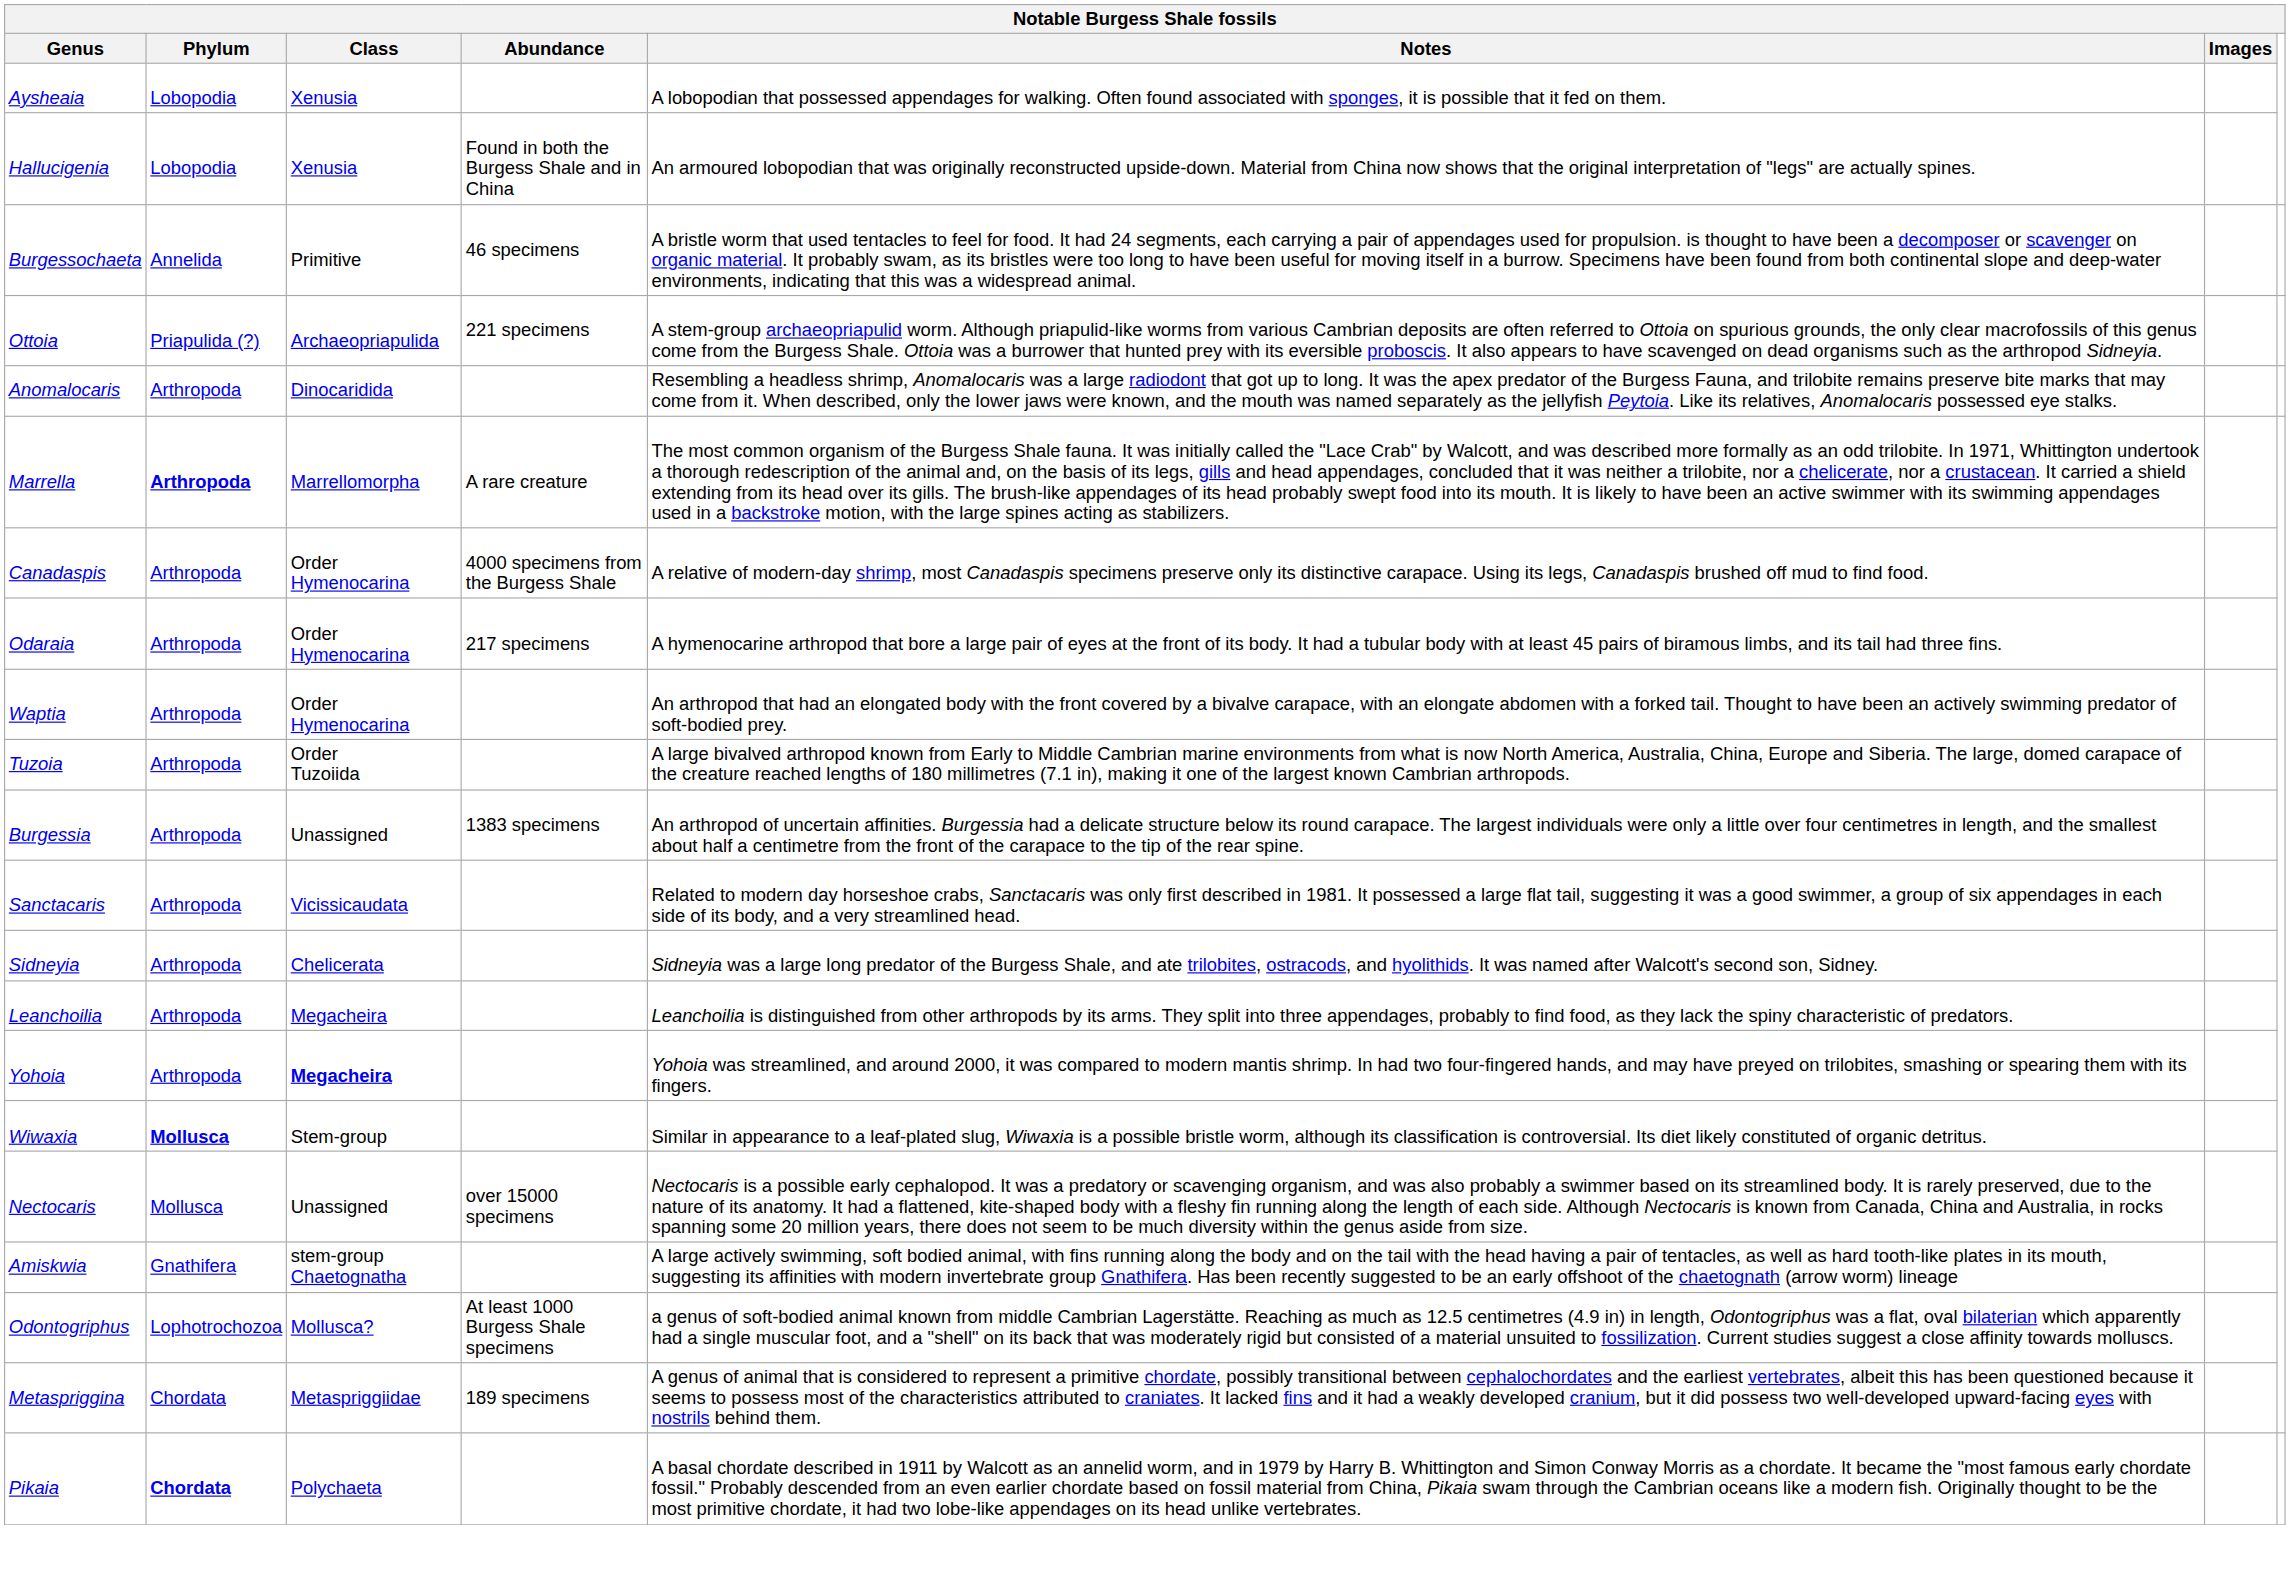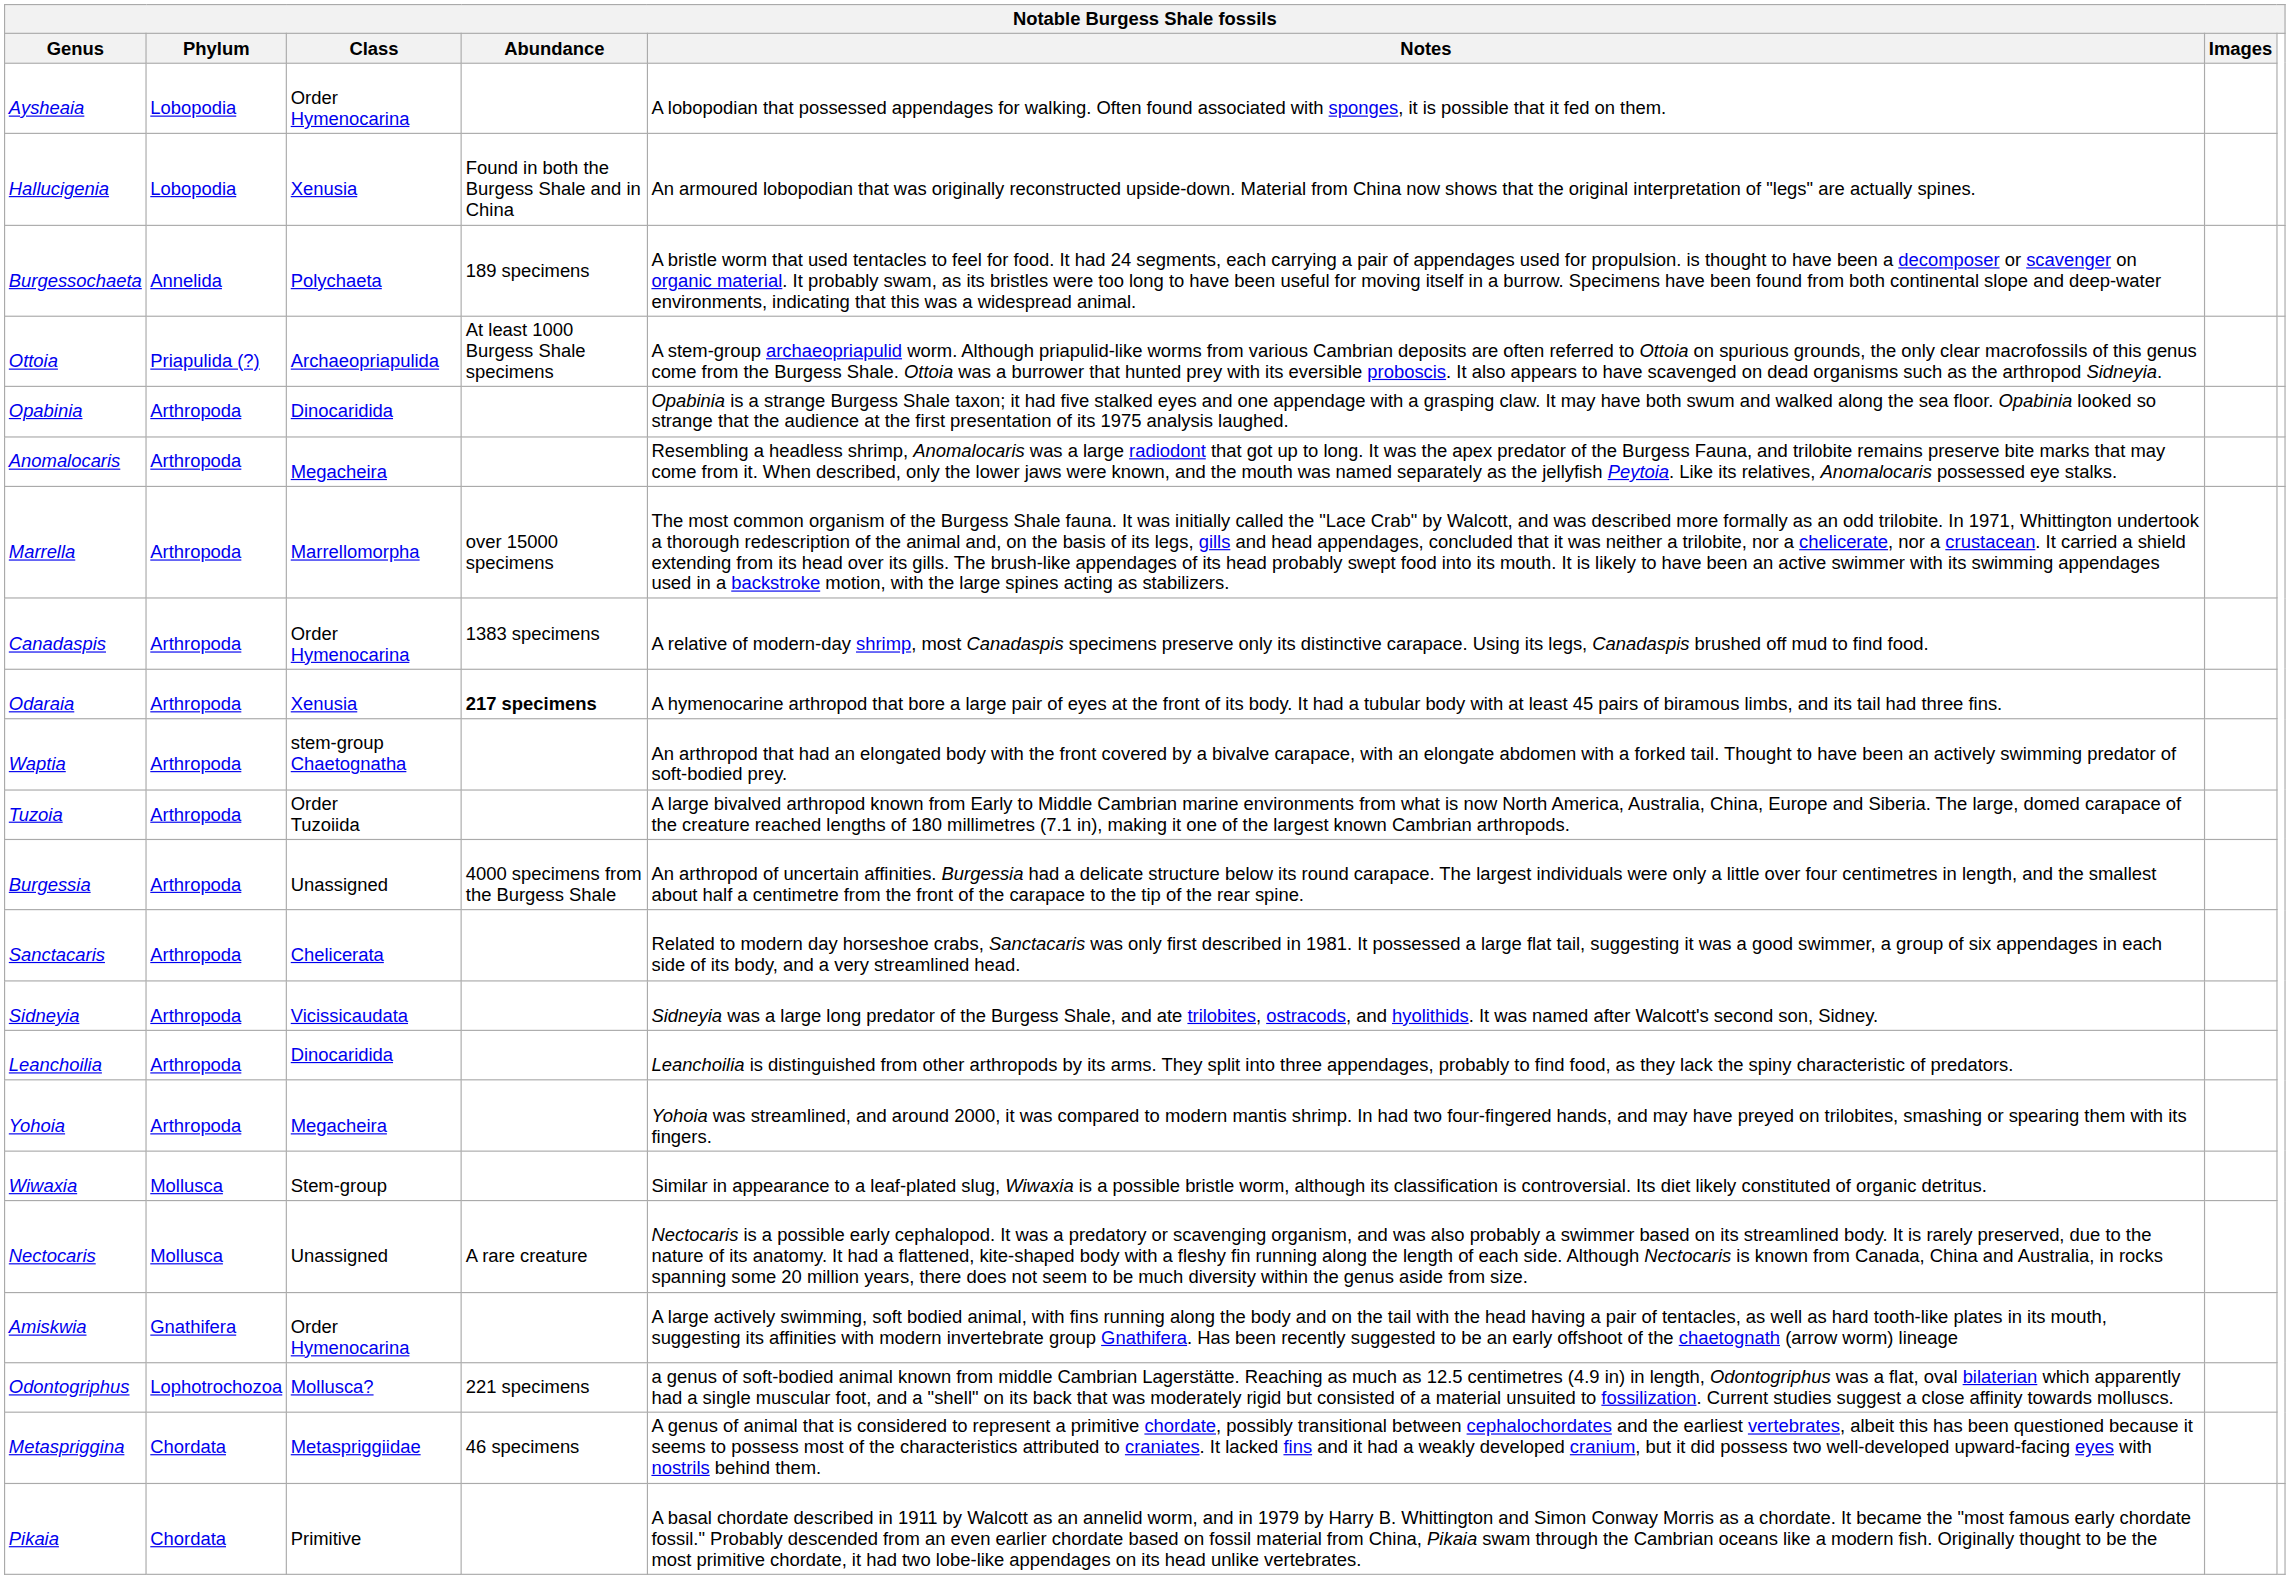(324, 98) Xenusia -> (350, 108) Order Hymenocarina
(326, 260) Primitive -> (336, 280) Polychaeta
(523, 249) 46 specimens -> (528, 270) 189 specimens
(528, 330) 221 specimens -> (526, 351) At least 1000 Burgess Shale specimens
+ row: (46, 411)
(342, 390) Dinocaridida -> (339, 471) Megacheira
(200, 482) bold -> (196, 552) normal
(527, 482) A rare creature -> (512, 552) over 15000 specimens
(554, 573) 4000 specimens from the Burgess Shale -> (533, 633) 1383 specimens
(350, 643) Order Hymenocarina -> (324, 704) Xenusia
(528, 643) normal -> (531, 704) bold
(350, 714) Order Hymenocarina -> (349, 754) stem-group Chaetognatha
(533, 824) 1383 specimens -> (554, 884) 4000 specimens from the Burgess Shale
(349, 905) Vicissicaudata -> (337, 955) Chelicerata
(337, 965) Chelicerata -> (349, 1015) Vicissicaudata
(339, 1015) Megacheira -> (342, 1055) Dinocaridida
(341, 1075) bold -> (339, 1125) normal
(190, 1136) bold -> (187, 1186) normal
(512, 1206) over 15000 specimens -> (527, 1256) A rare creature
(349, 1266) stem-group Chaetognatha -> (350, 1337) Order Hymenocarina
(526, 1327) At least 1000 Burgess Shale specimens -> (528, 1387) 221 specimens
(528, 1397) 189 specimens -> (523, 1447) 46 specimens
(191, 1489) bold -> (188, 1538) normal
(336, 1489) Polychaeta -> (326, 1538) Primitive
